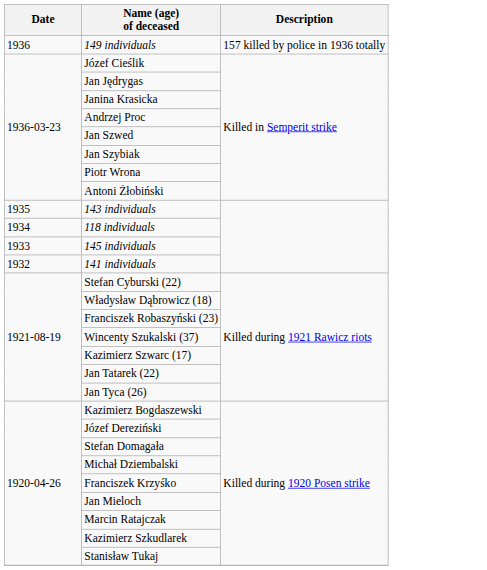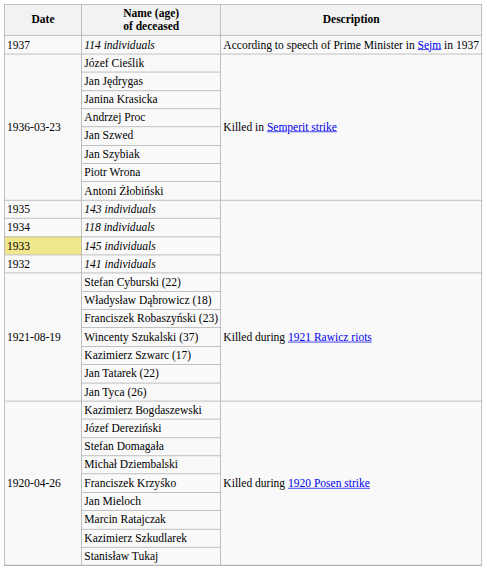+ row: (120, 44)
- row: (120, 44)
(19, 245) no background -> (19, 245) khaki background
